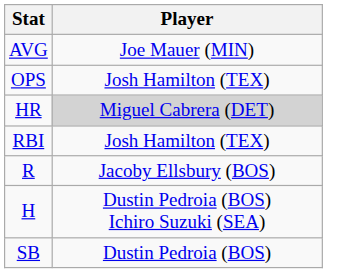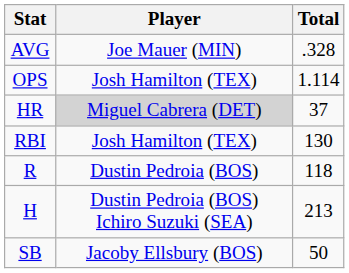+ column: (319, 19)
(187, 170) Jacoby Ellsbury (BOS) -> (174, 170) Dustin Pedroia (BOS)
(187, 252) Dustin Pedroia (BOS) -> (174, 252) Jacoby Ellsbury (BOS)
